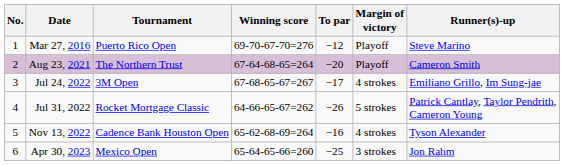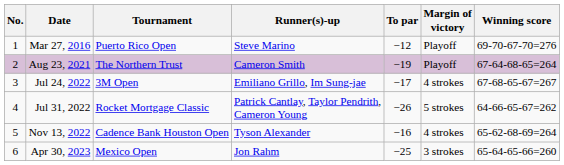columns swapped: (274, 20) <-> (483, 20)
(334, 64) −20 -> (402, 64) −19
